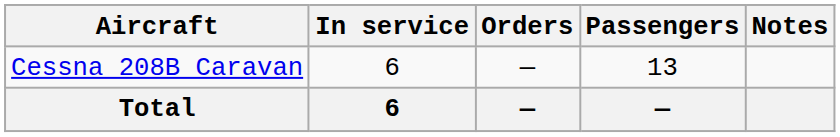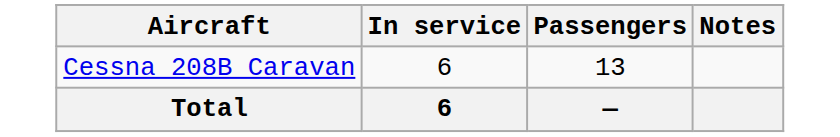- column: (527, 26)
